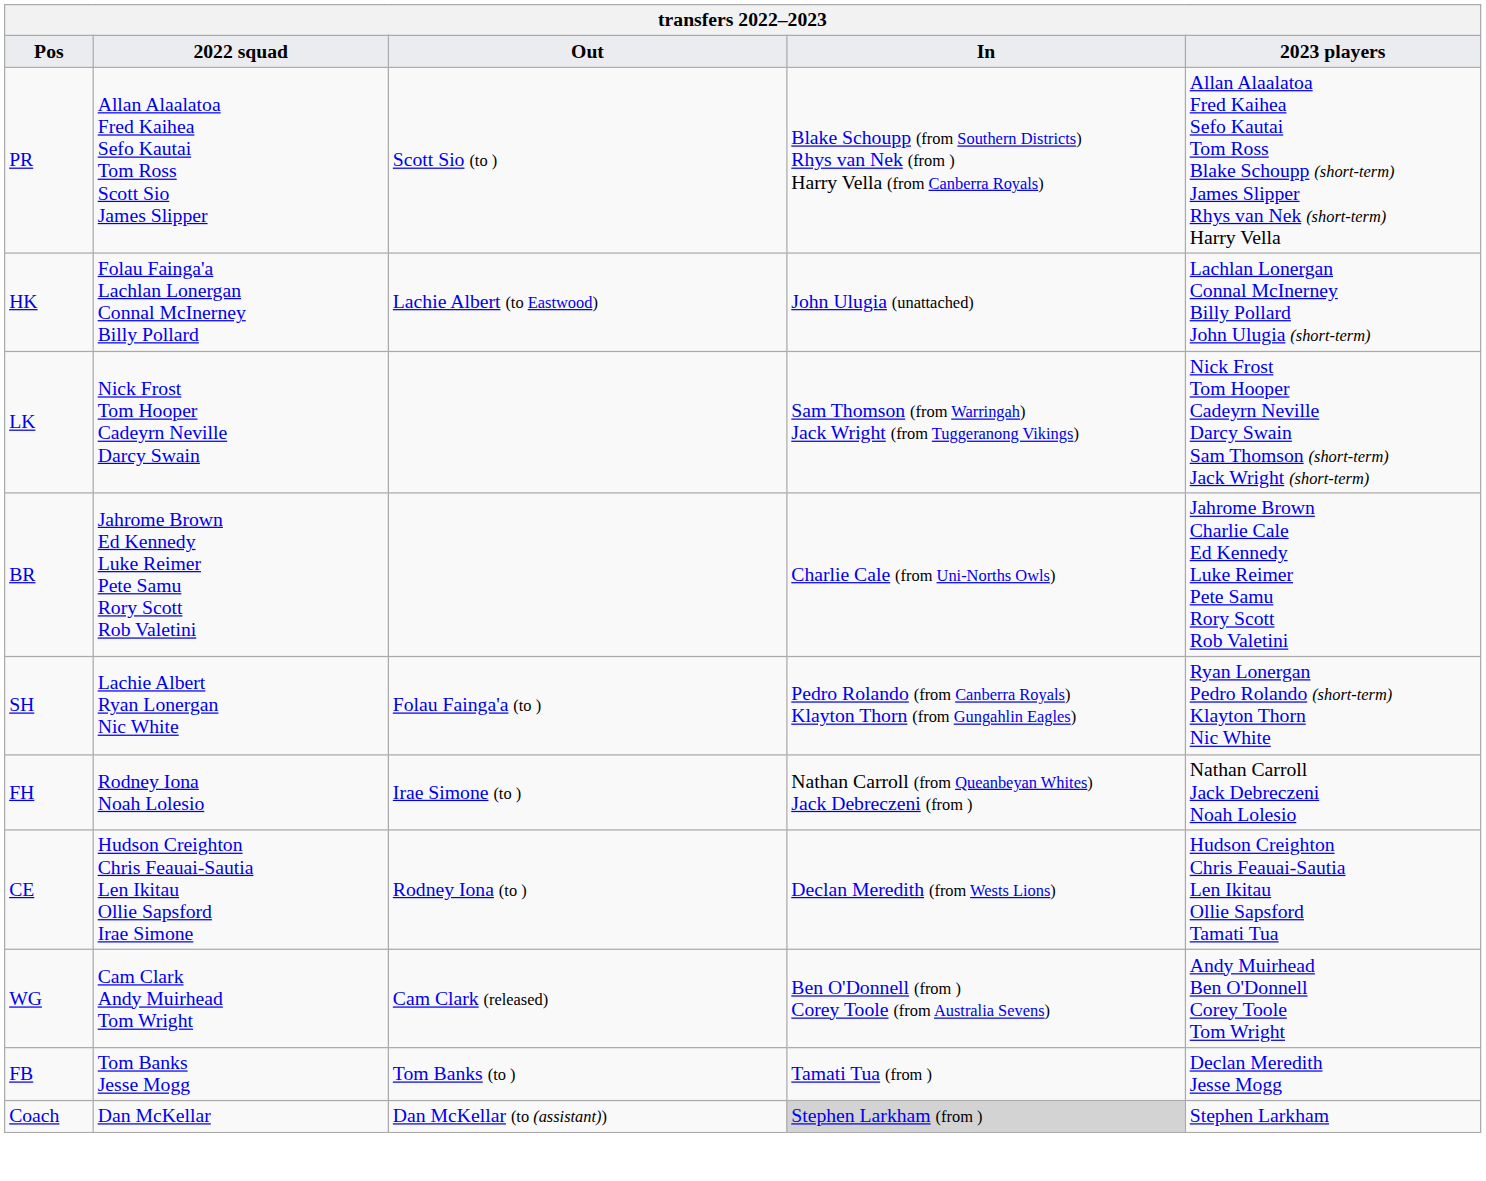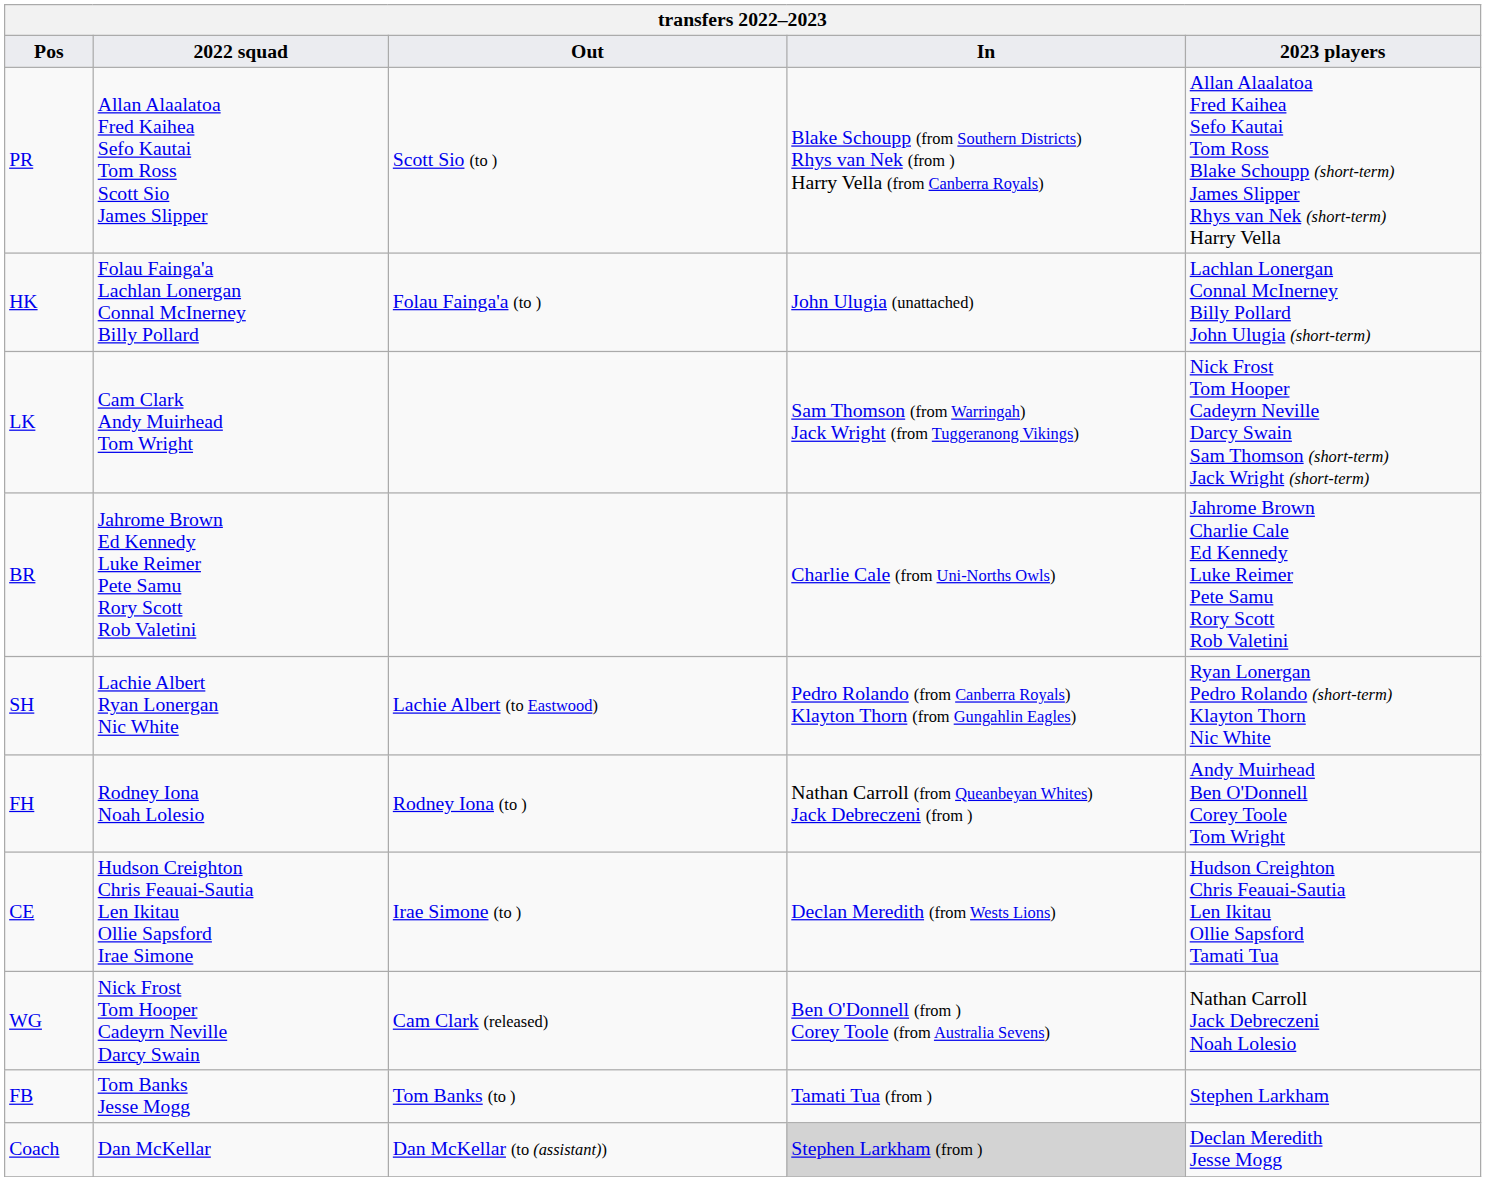(495, 301) Lachie Albert (to Eastwood) -> (467, 301) Folau Fainga'a (to )
(162, 421) Nick Frost Tom Hooper Cadeyrn Neville Darcy Swain -> (160, 421) Cam Clark Andy Muirhead Tom Wright
(467, 705) Folau Fainga'a (to ) -> (495, 705) Lachie Albert (to Eastwood)
(457, 792) Irae Simone (to ) -> (460, 803) Rodney Iona (to )
(1254, 792) Nathan Carroll Jack Debreczeni Noah Lolesio -> (1252, 803) Andy Muirhead Ben O'Donnell Corey Toole Tom Wright
(460, 889) Rodney Iona (to ) -> (457, 911) Irae Simone (to )
(160, 998) Cam Clark Andy Muirhead Tom Wright -> (162, 1020) Nick Frost Tom Hooper Cadeyrn Neville Darcy Swain
(1252, 998) Andy Muirhead Ben O'Donnell Corey Toole Tom Wright -> (1254, 1020) Nathan Carroll Jack Debreczeni Noah Lolesio
(1256, 1073) Declan Meredith Jesse Mogg -> (1259, 1096) Stephen Larkham
(1259, 1116) Stephen Larkham -> (1256, 1149) Declan Meredith Jesse Mogg
